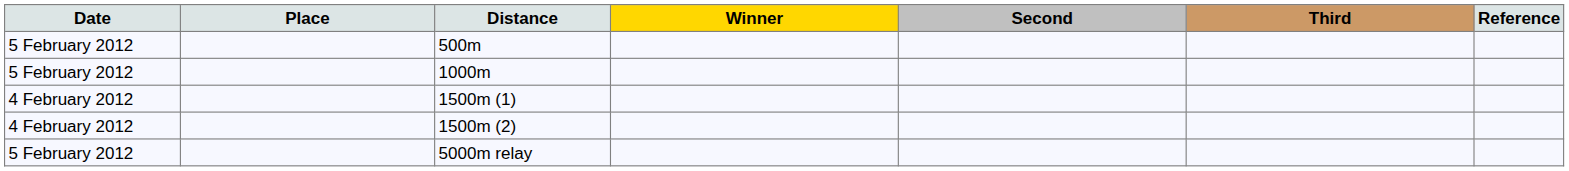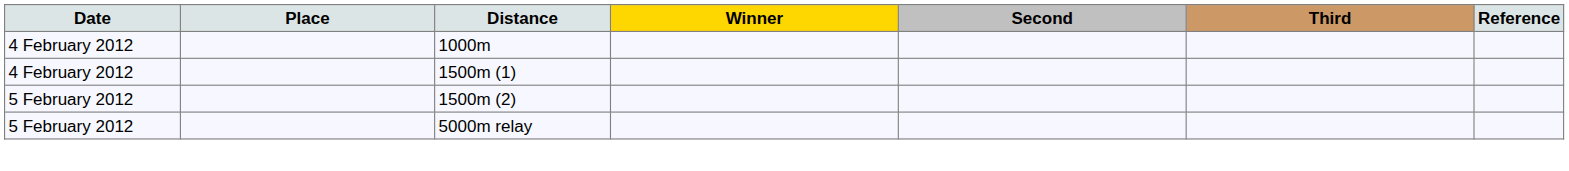- row: (460, 45)
(71, 72) 5 February 2012 -> (71, 45) 4 February 2012
(71, 126) 4 February 2012 -> (71, 99) 5 February 2012
